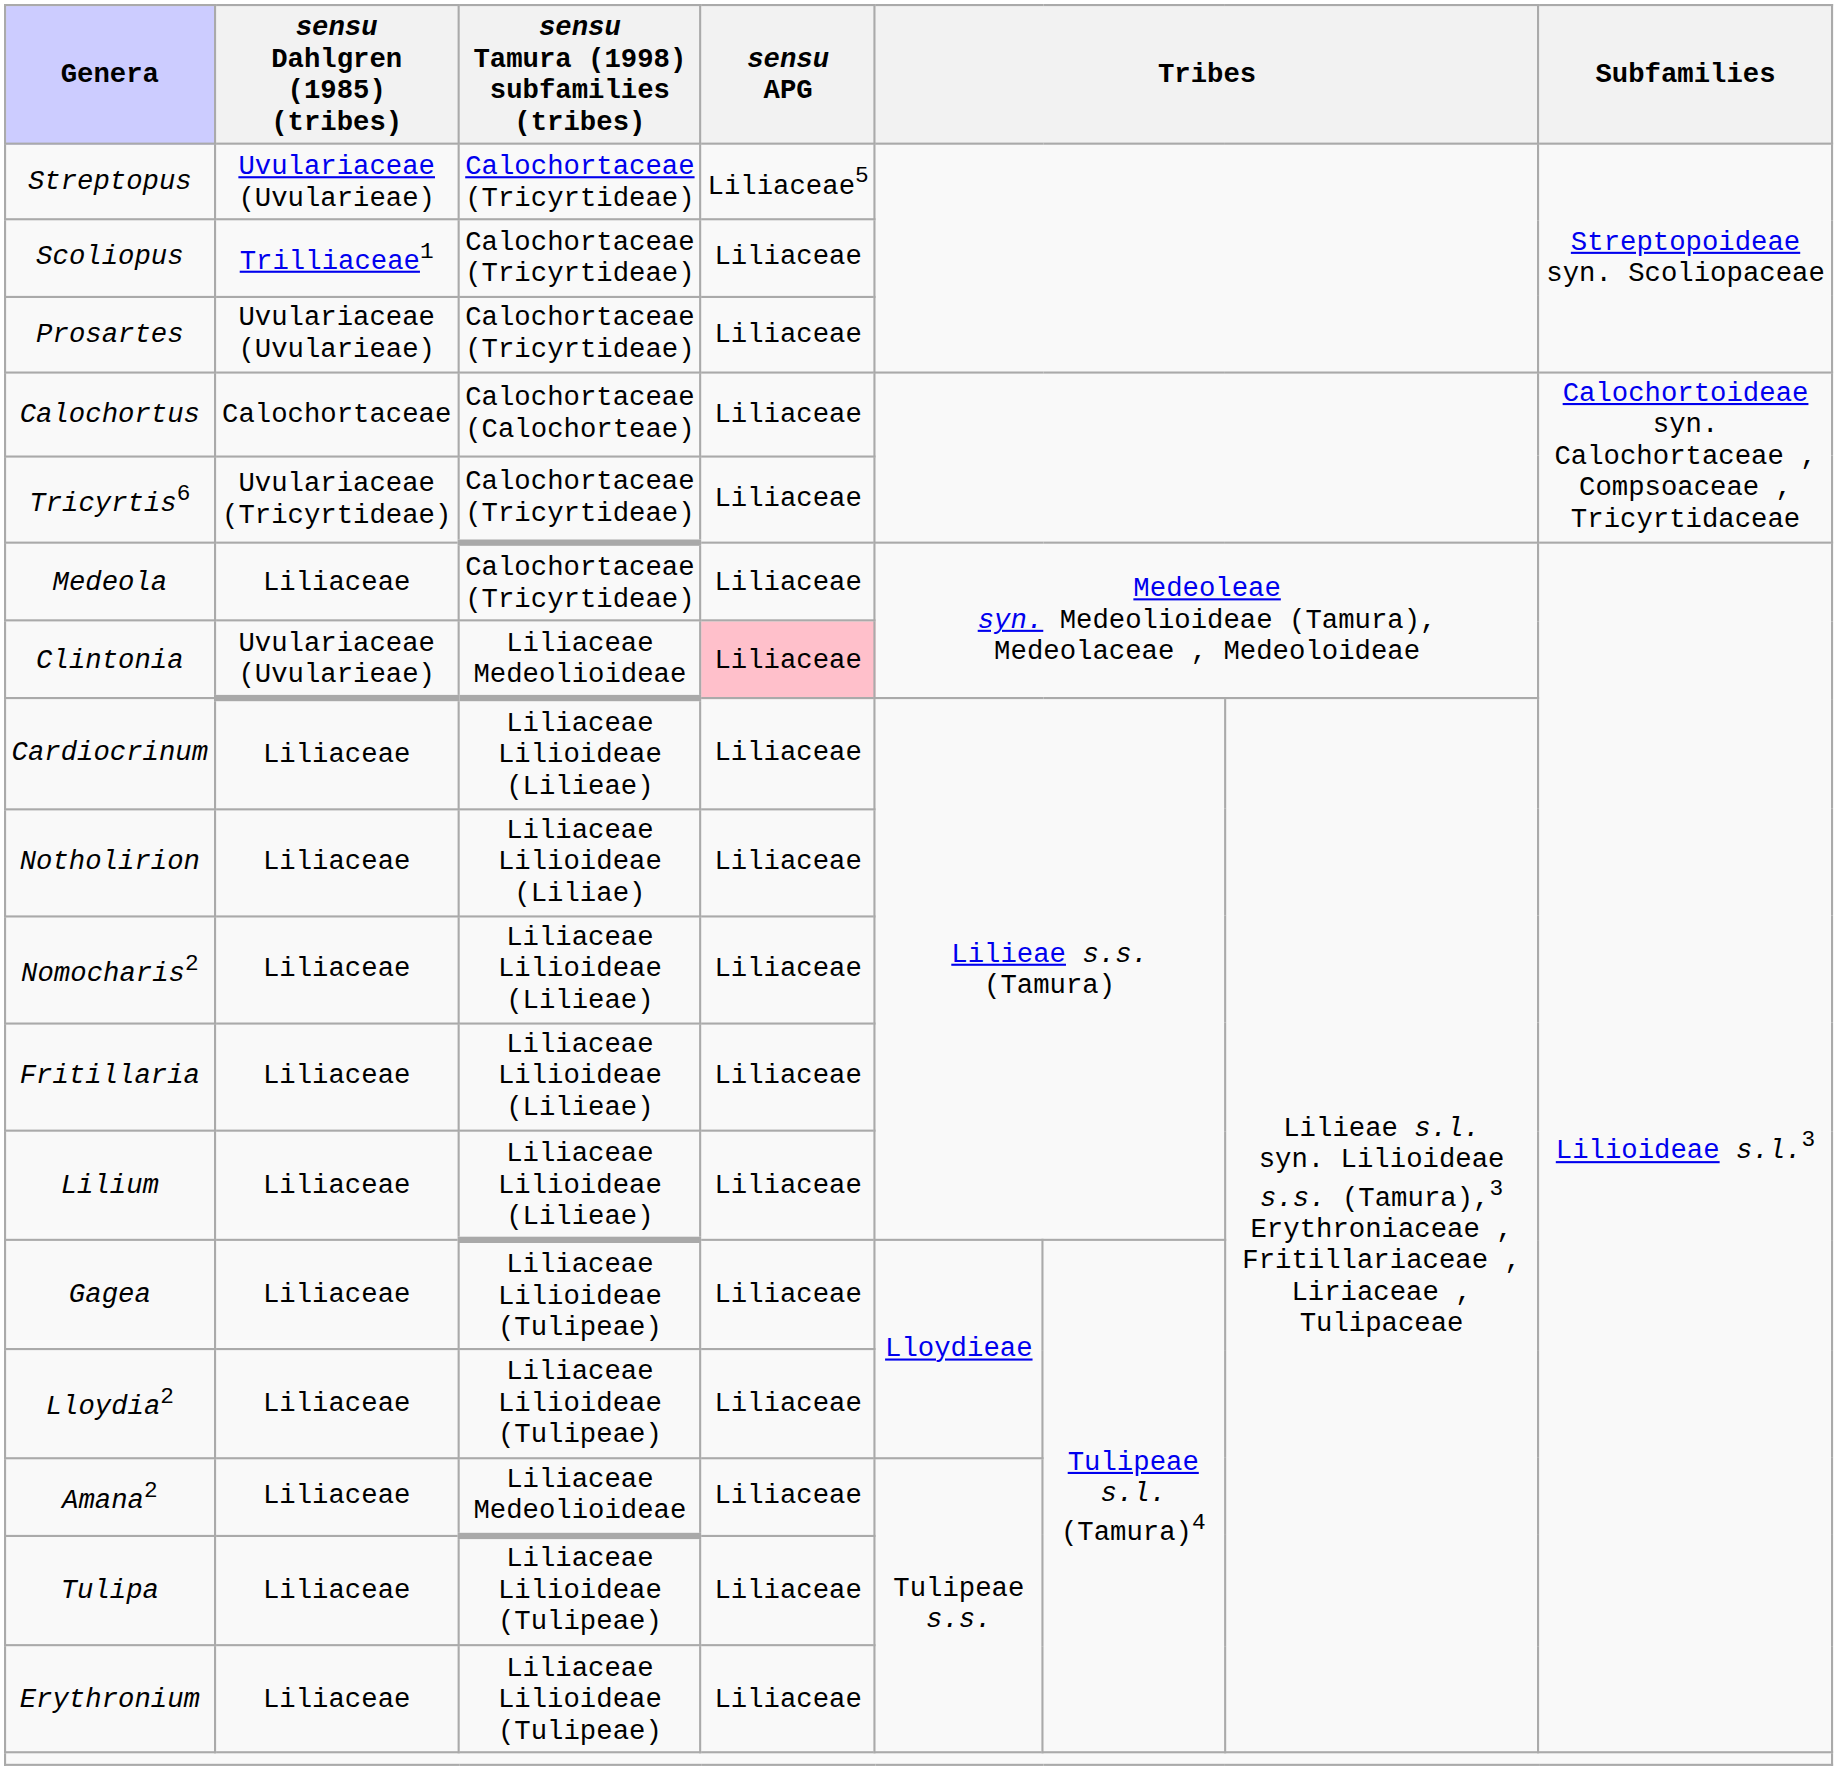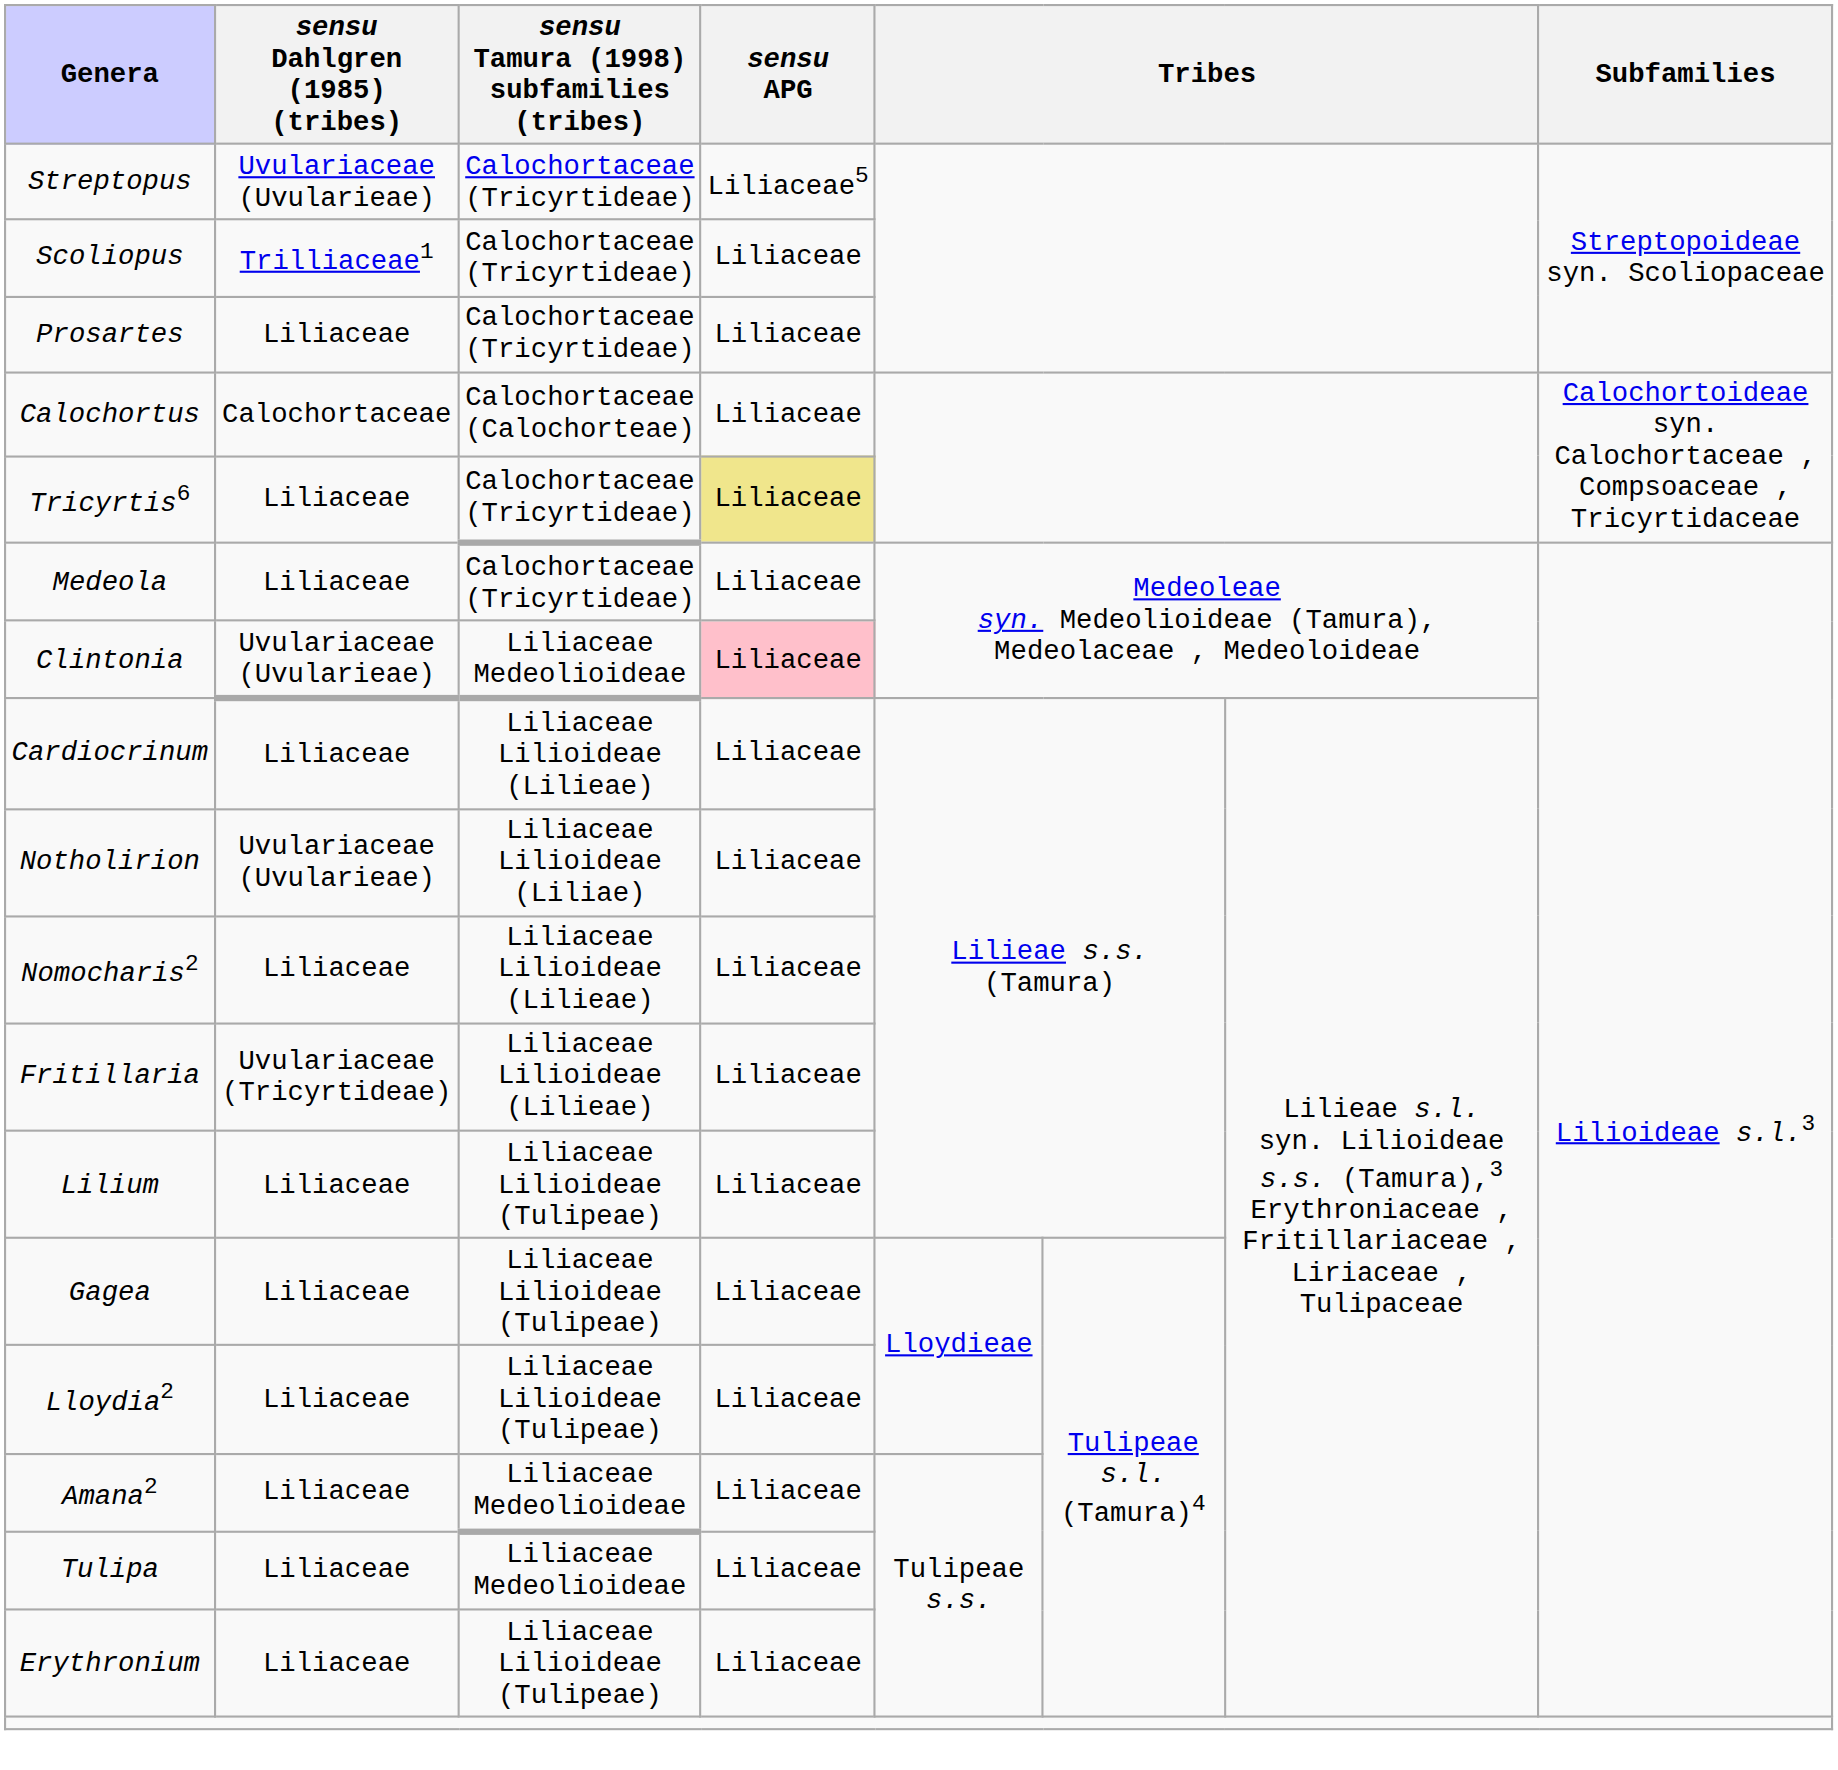(337, 334) Uvulariaceae (Uvularieae) -> (337, 334) Liliaceae
(337, 499) Uvulariaceae (Tricyrtideae) -> (337, 499) Liliaceae
(788, 499) no background -> (788, 499) khaki background
(337, 862) Liliaceae -> (337, 862) Uvulariaceae (Uvularieae)
(337, 1077) Liliaceae -> (337, 1077) Uvulariaceae (Tricyrtideae)
(580, 1185) Liliaceae Lilioideae (Lilieae) -> (580, 1185) Liliaceae Lilioideae (Tulipeae)
(580, 1591) Liliaceae Lilioideae (Tulipeae) -> (580, 1571) Liliaceae Medeolioideae
